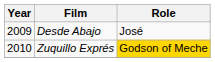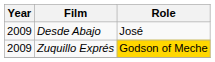(19, 48) 2010 -> (19, 48) 2009
